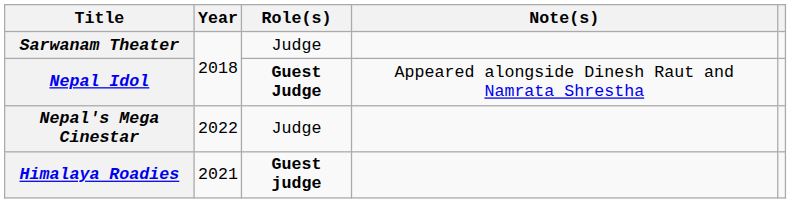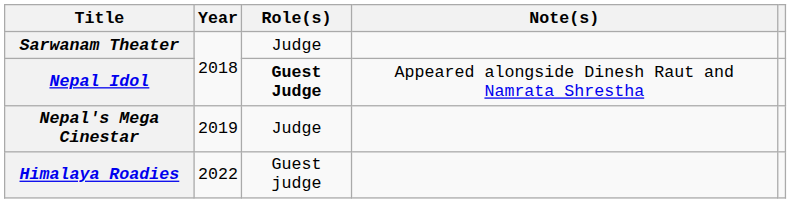(218, 128) 2022 -> (218, 128) 2019
(218, 175) 2021 -> (218, 175) 2022
(297, 175) bold -> (297, 175) normal
